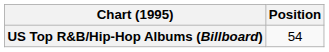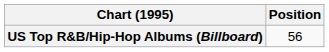(295, 36) 54 -> (295, 36) 56
